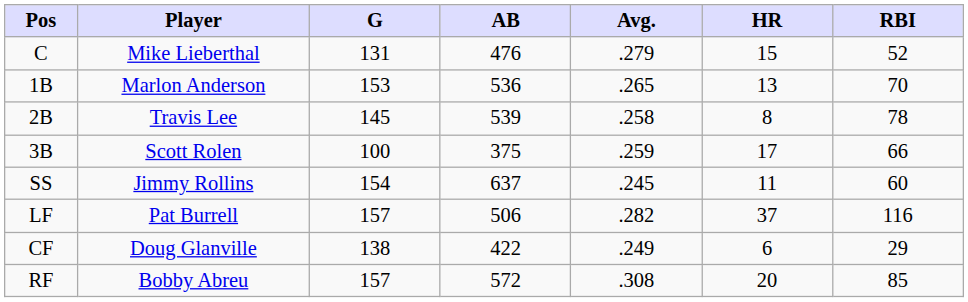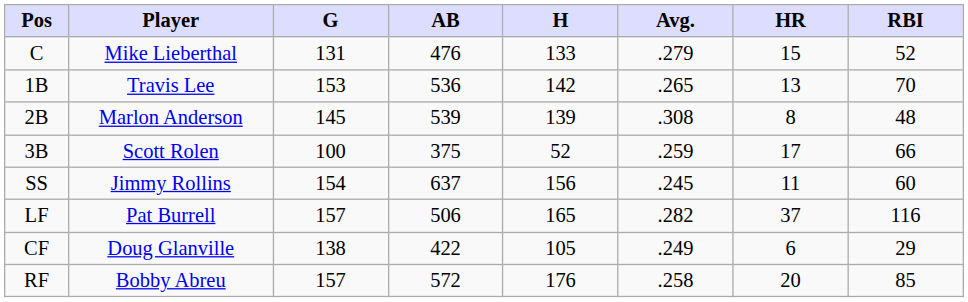+ column: (560, 20)
(193, 85) Marlon Anderson -> (171, 85) Travis Lee
(193, 118) Travis Lee -> (171, 118) Marlon Anderson
(636, 118) .258 -> (675, 118) .308
(898, 118) 78 -> (906, 118) 48
(636, 280) .308 -> (675, 280) .258
